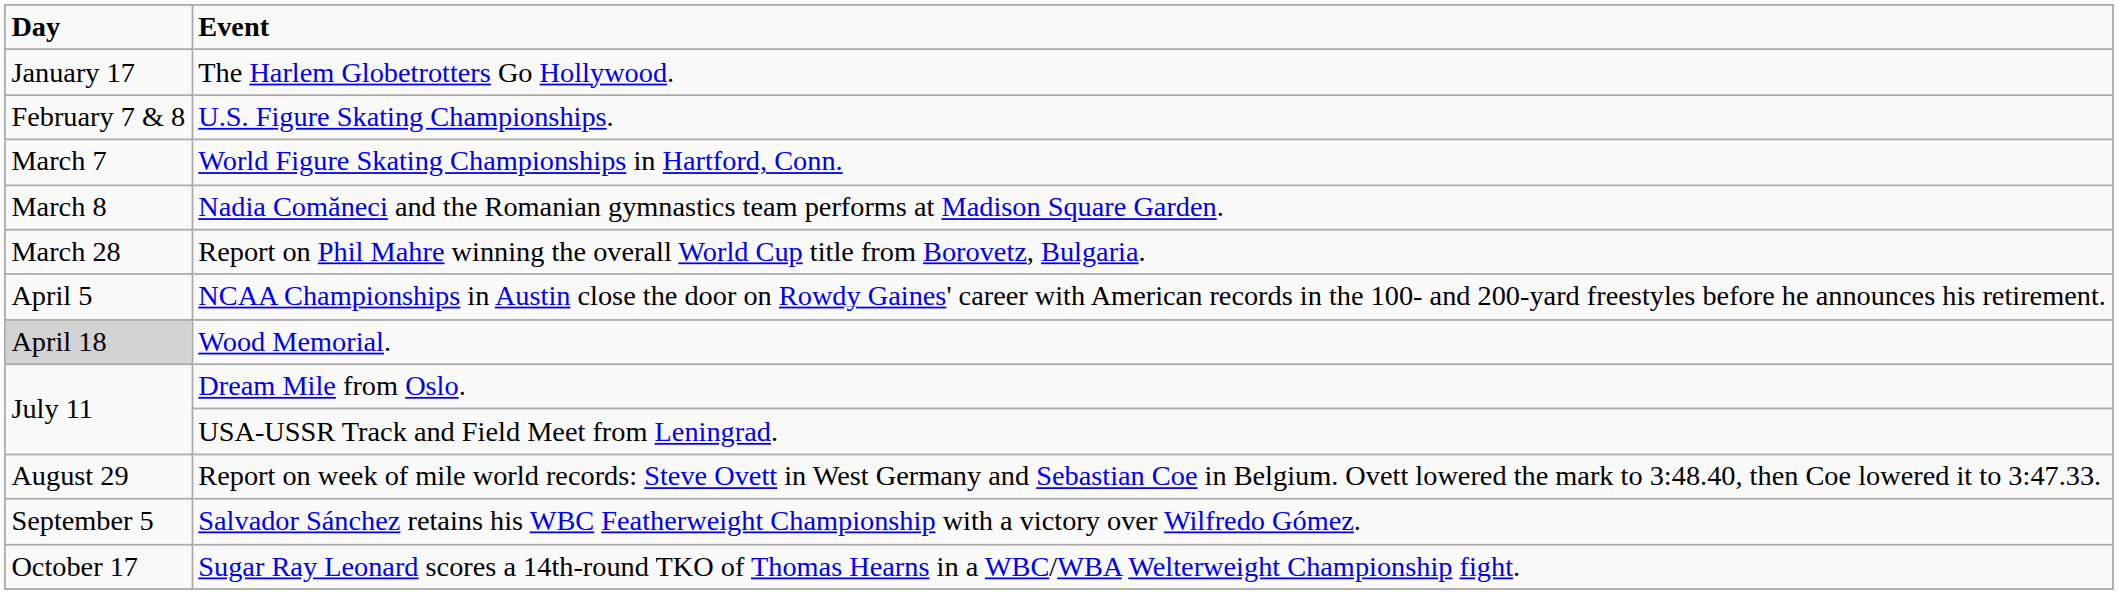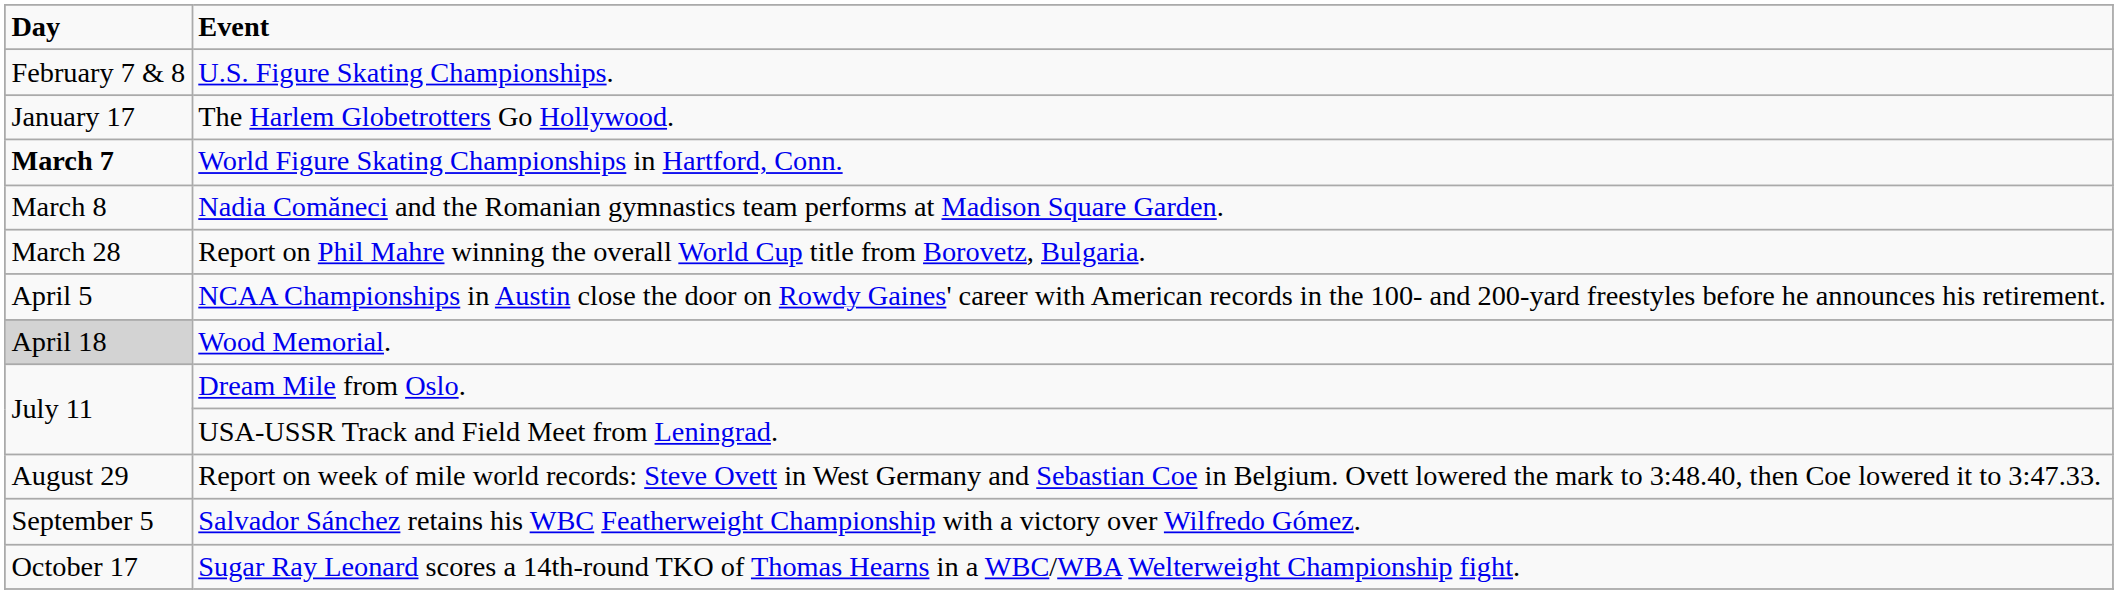rows swapped: (436, 71) <-> (406, 116)
(59, 161) normal -> (63, 161) bold
